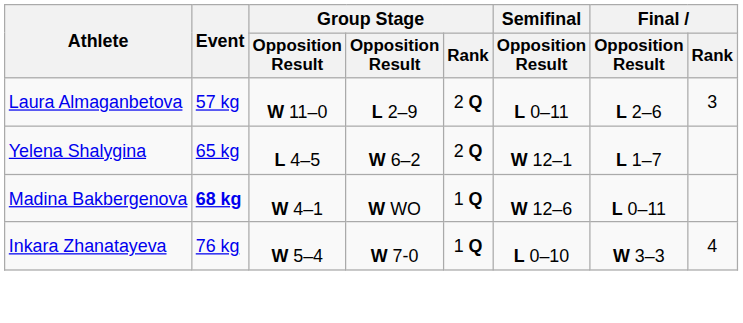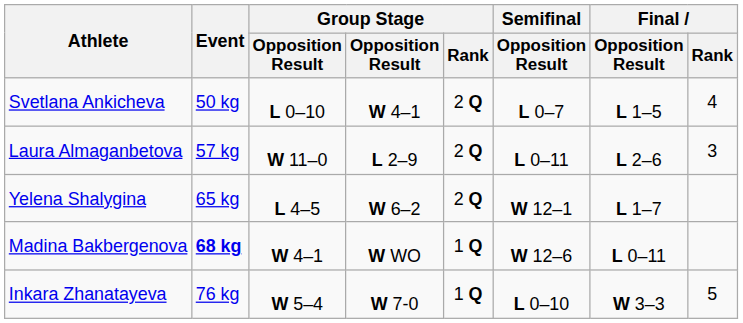+ row: (87, 102)
(712, 247) 4 -> (712, 295) 5
